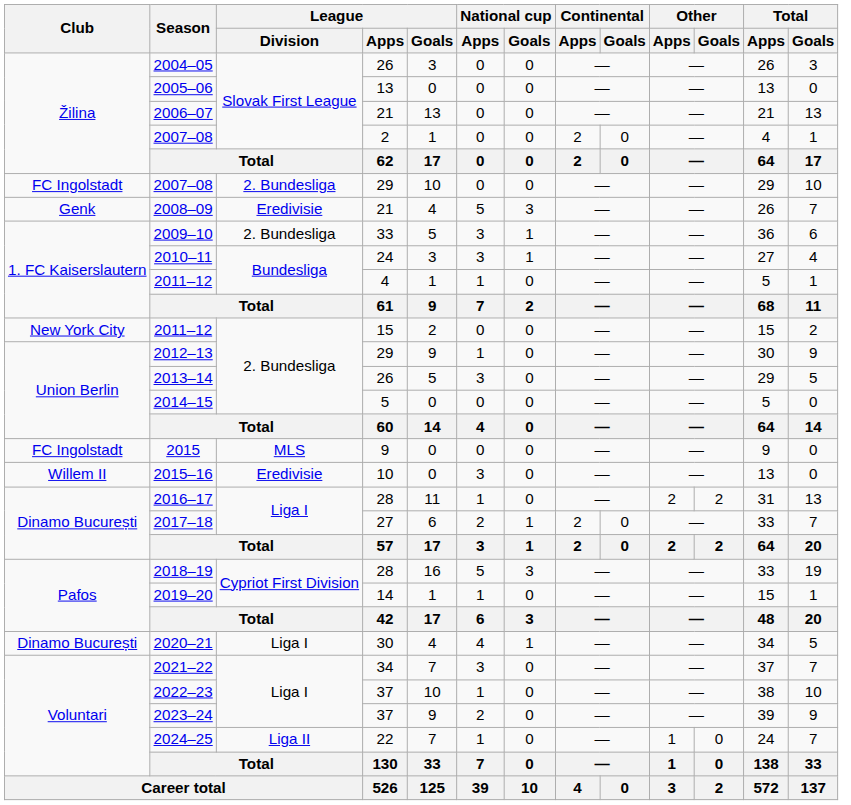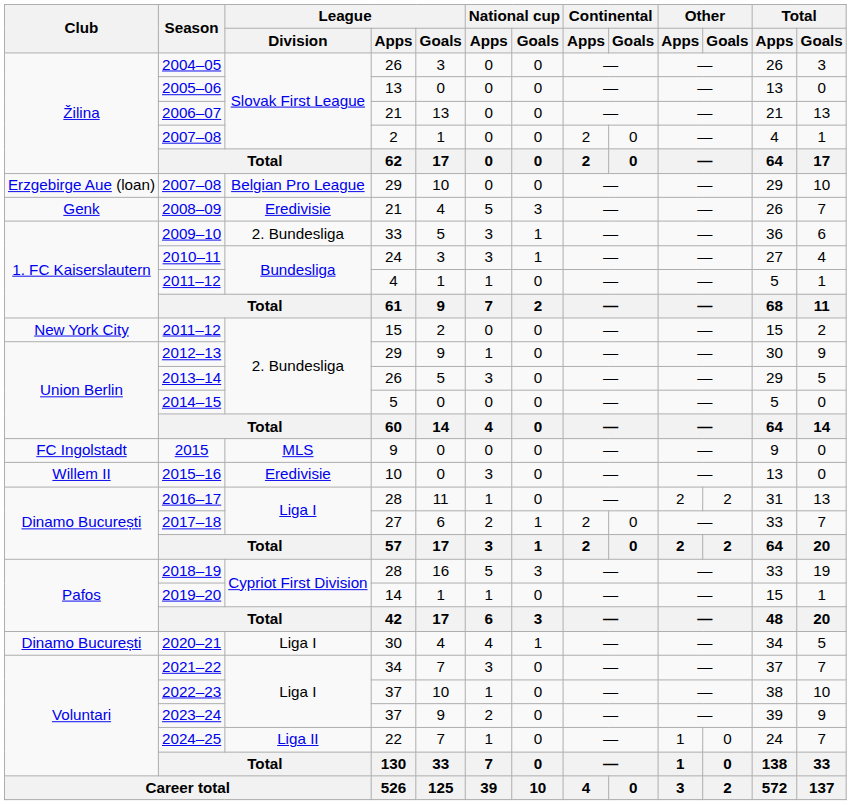(77, 185) FC Ingolstadt -> (81, 185) Erzgebirge Aue (loan)
(289, 185) 2. Bundesliga -> (298, 185) Belgian Pro League
